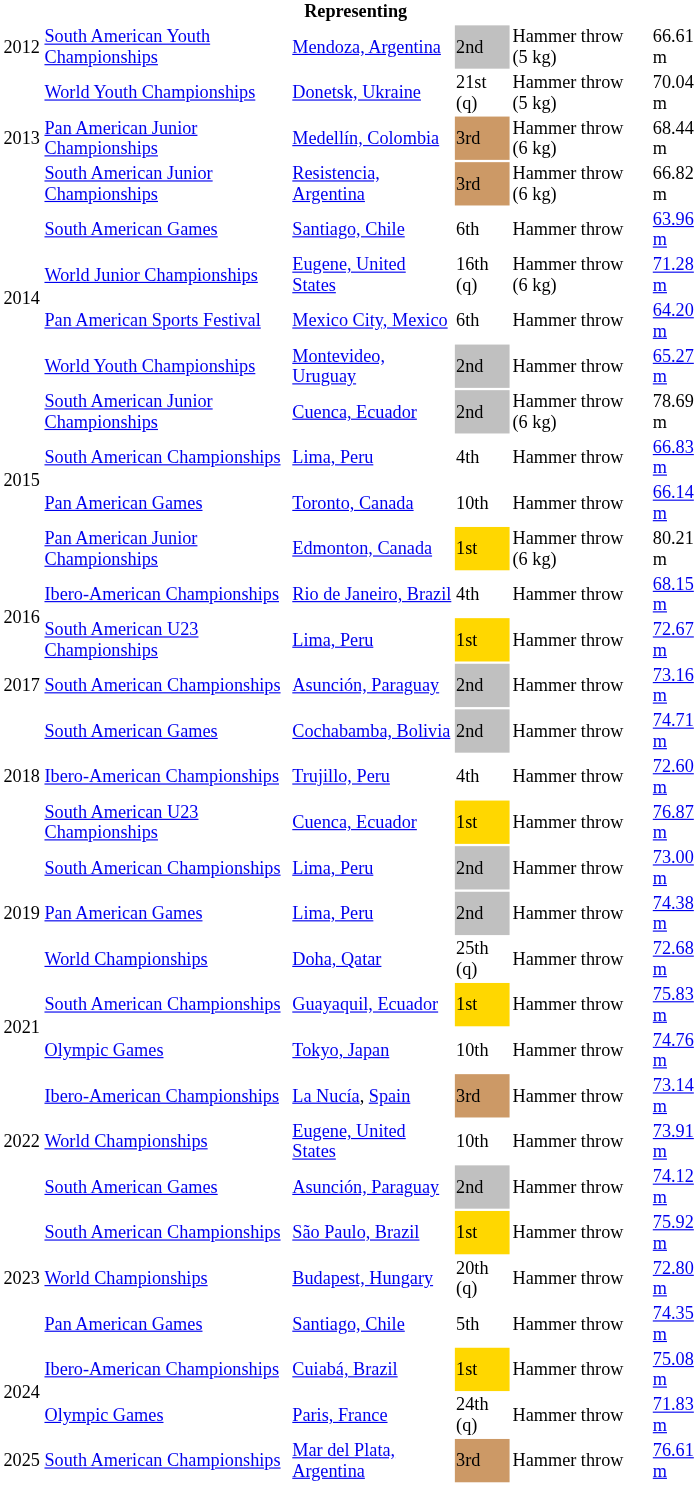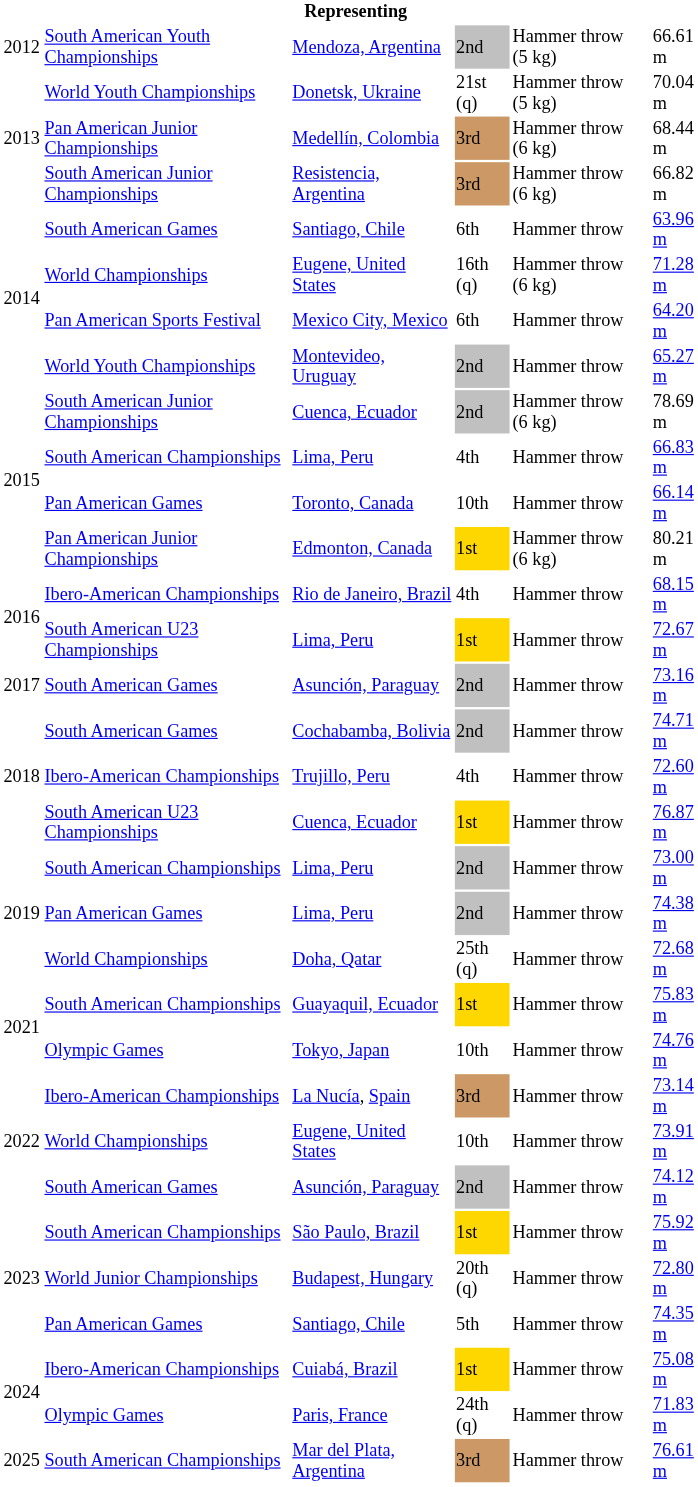(151, 274) World Junior Championships -> (126, 274) World Championships
(163, 685) South American Championships -> (131, 685) South American Games
(126, 1278) World Championships -> (151, 1278) World Junior Championships
